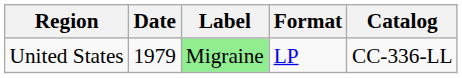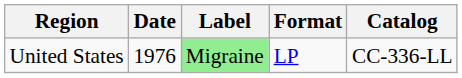(155, 55) 1979 -> (155, 55) 1976
